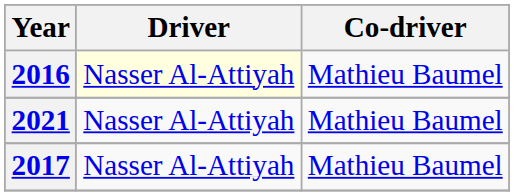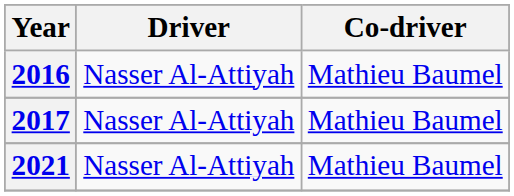(189, 73) lightyellow background -> (189, 73) no background
rows swapped: (41, 166) <-> (41, 119)
